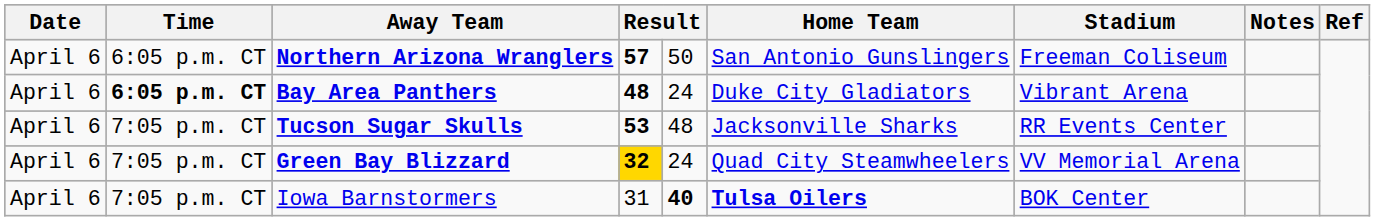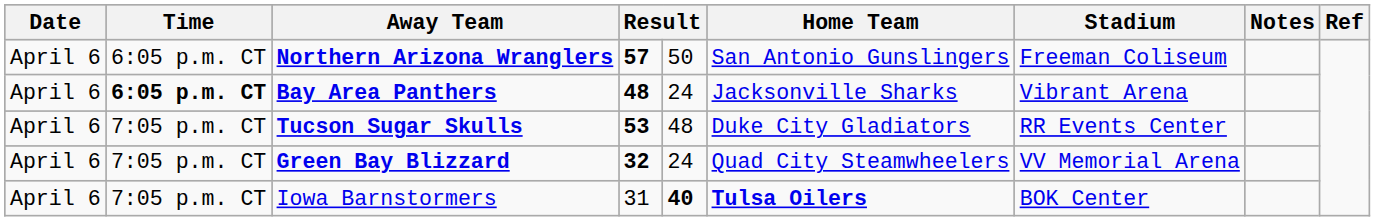(841, 93) Duke City Gladiators -> (835, 93) Jacksonville Sharks
(835, 128) Jacksonville Sharks -> (841, 128) Duke City Gladiators
(637, 163) gold background -> (637, 163) no background
